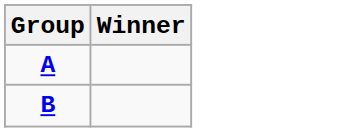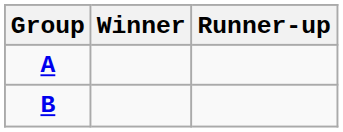+ column: (264, 25)
